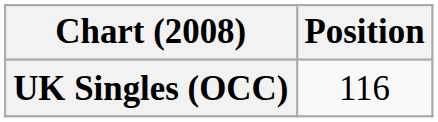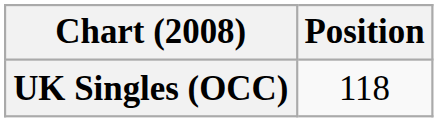(364, 87) 116 -> (364, 87) 118
